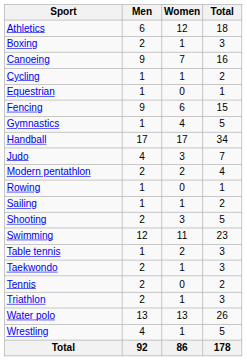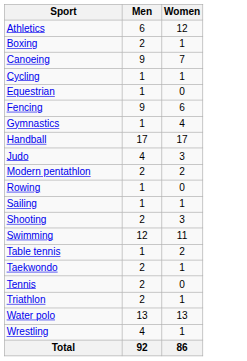- column: (222, 12)
